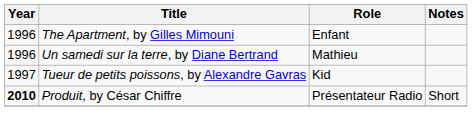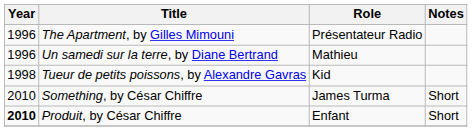(331, 34) Enfant -> (367, 34) Présentateur Radio
(22, 75) 1997 -> (22, 75) 1998
+ row: (122, 95)
(367, 95) Présentateur Radio -> (331, 116) Enfant
